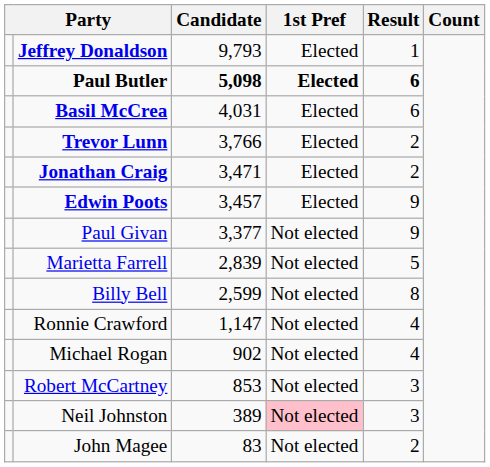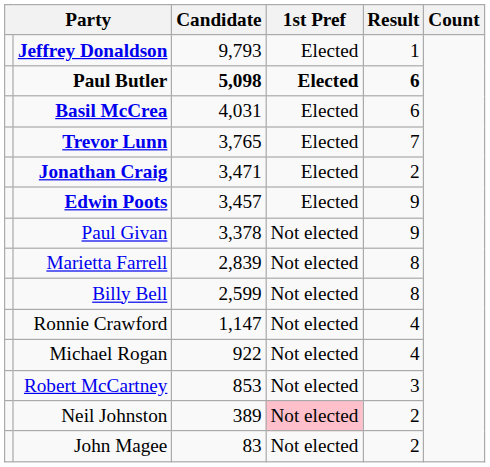(240, 141) 3,766 -> (240, 141) 3,765
(415, 141) 2 -> (415, 141) 7
(240, 232) 3,377 -> (240, 232) 3,378
(415, 263) 5 -> (415, 263) 8
(247, 354) 902 -> (247, 354) 922
(415, 415) 3 -> (415, 415) 2
